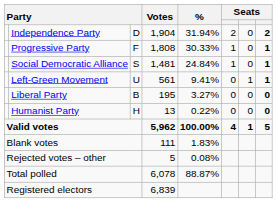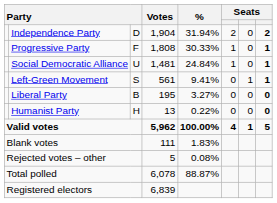(136, 64) S -> (136, 64) U
(136, 79) U -> (136, 79) S
